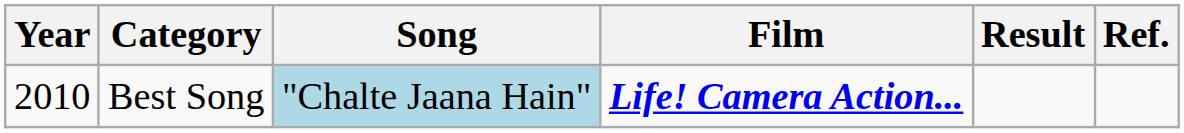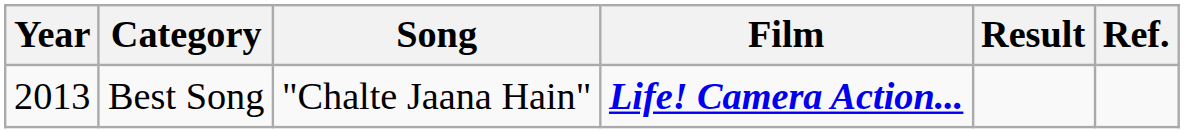(52, 95) 2010 -> (52, 95) 2013
(437, 95) lightblue background -> (437, 95) no background
